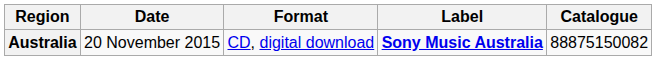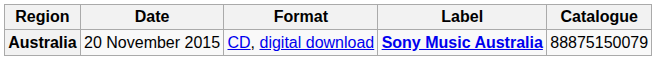(599, 42) 88875150082 -> (599, 42) 88875150079
